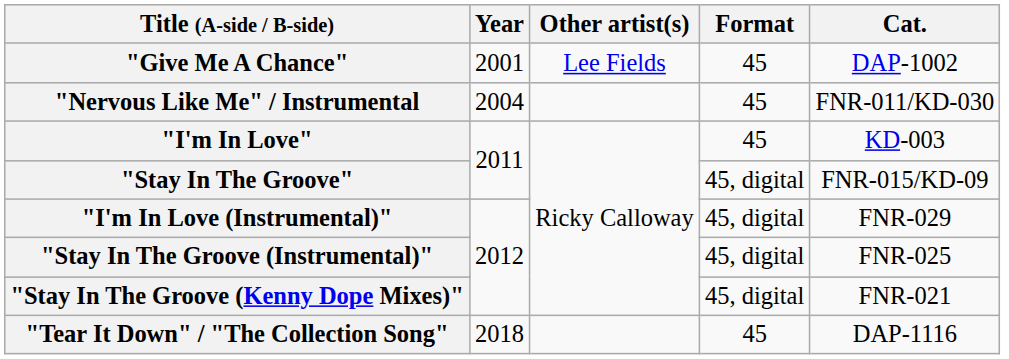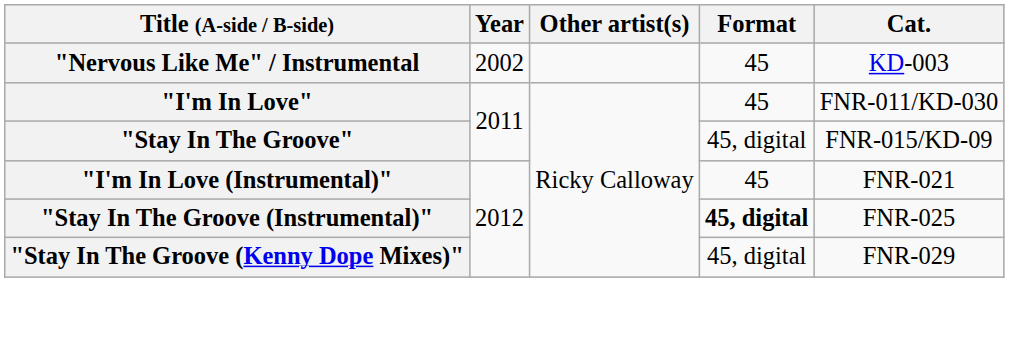- row: (237, 62)
(500, 101) 2004 -> (500, 62) 2002
(905, 101) FNR-011/KD-030 -> (909, 62) KD-003
(905, 140) KD-003 -> (909, 101) FNR-011/KD-030
(755, 218) 45, digital -> (757, 179) 45
(905, 218) FNR-029 -> (909, 179) FNR-021
(755, 256) normal -> (757, 218) bold
(905, 295) FNR-021 -> (909, 256) FNR-029
- row: (237, 334)
